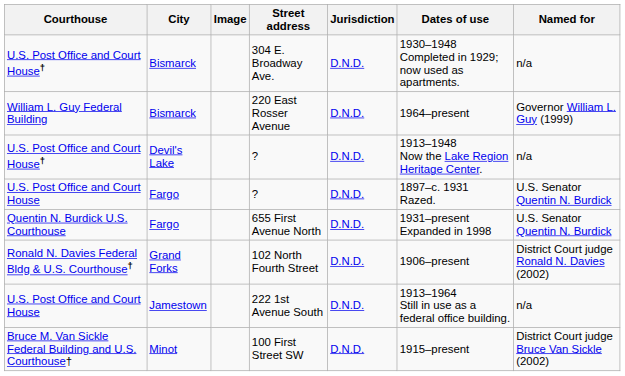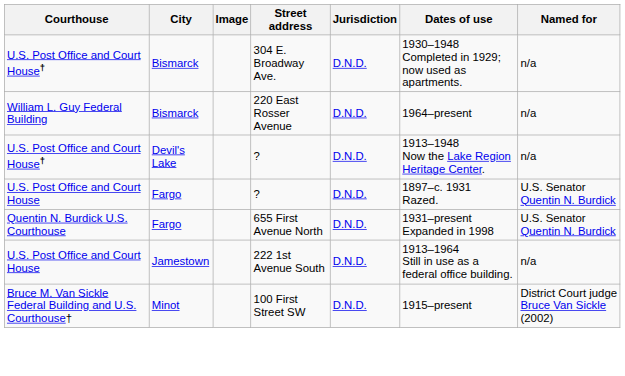(566, 113) Governor William L. Guy (1999) -> (528, 113) n/a
- row: (72, 262)
